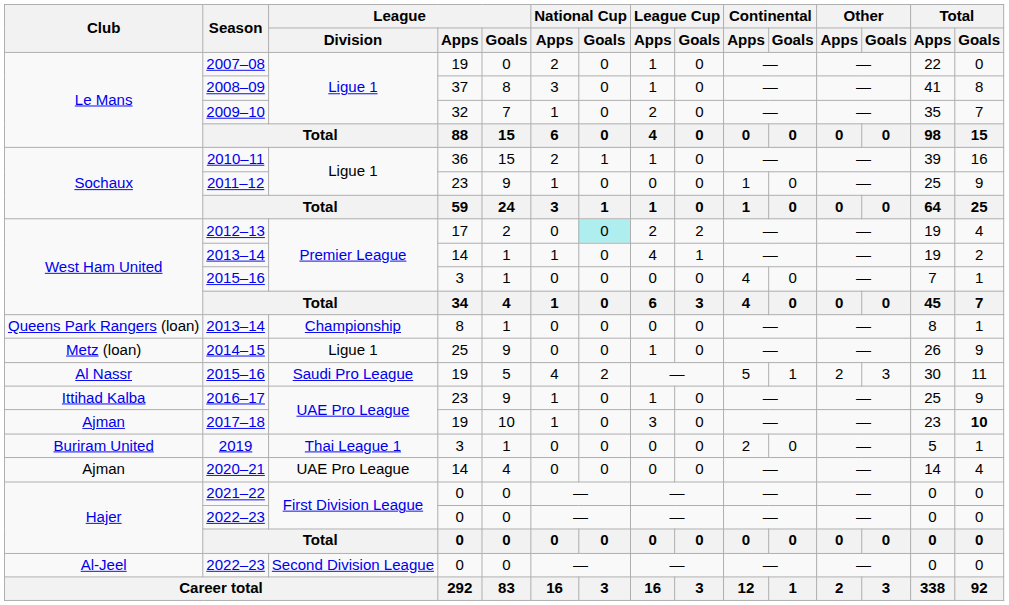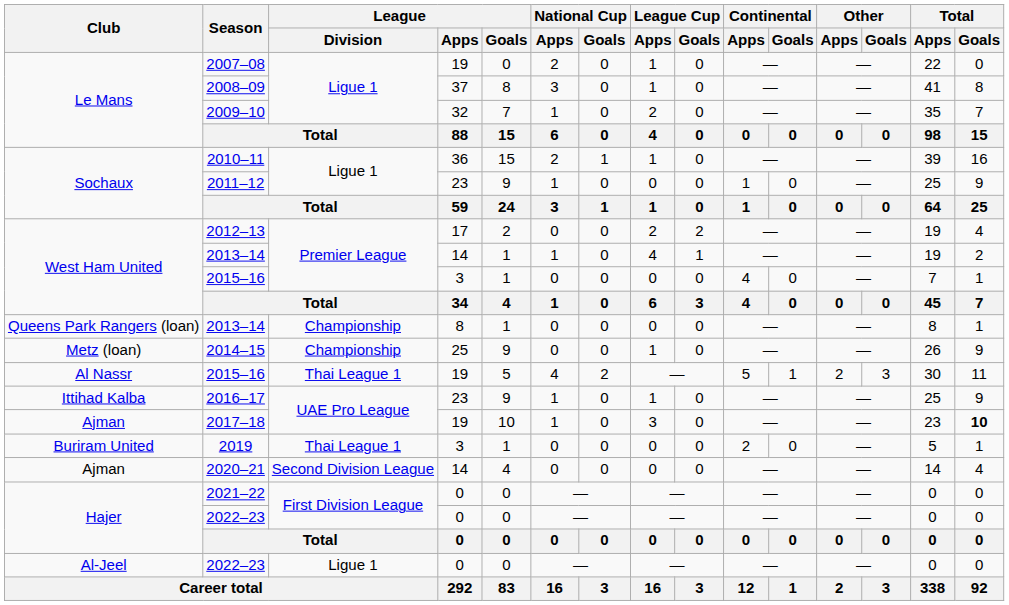(604, 231) paleturquoise background -> (604, 231) no background
(353, 350) Ligue 1 -> (353, 350) Championship
(353, 374) Saudi Pro League -> (353, 374) Thai League 1
(353, 469) UAE Pro League -> (353, 469) Second Division League
(353, 565) Second Division League -> (353, 565) Ligue 1
